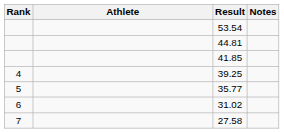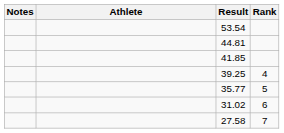columns swapped: (18, 12) <-> (263, 12)
